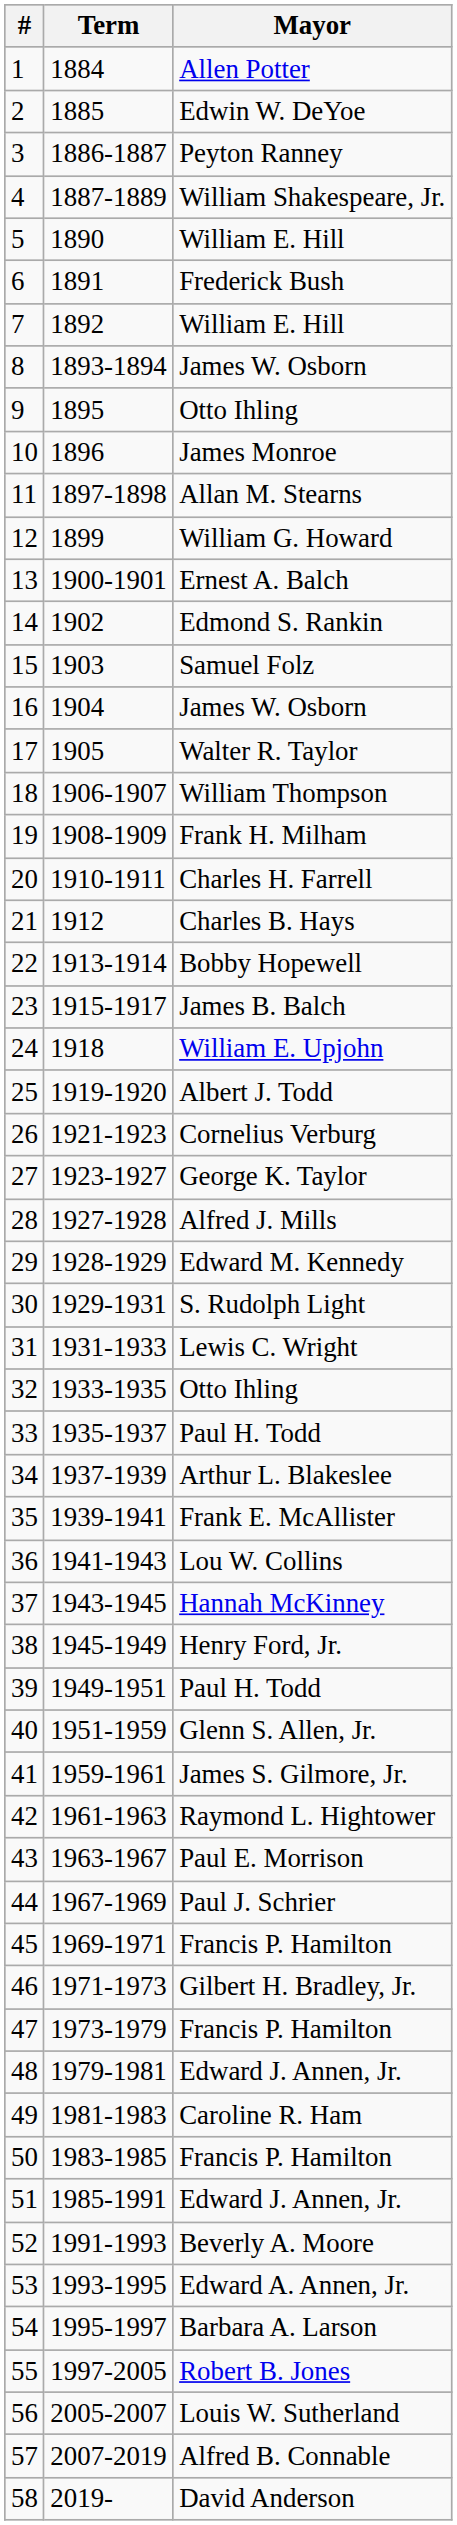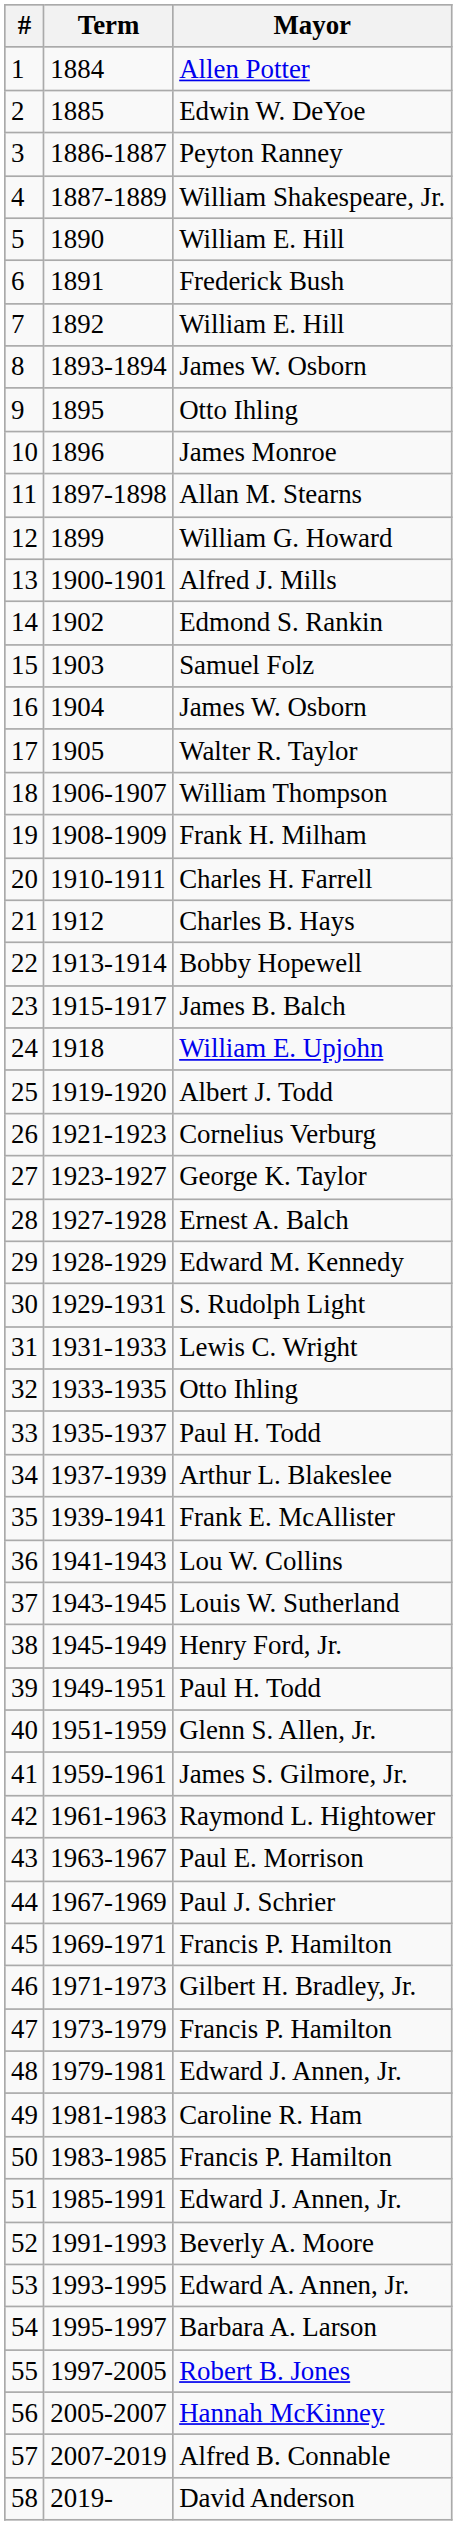(264, 580) Ernest A. Balch -> (258, 580) Alfred J. Mills
(258, 1219) Alfred J. Mills -> (264, 1219) Ernest A. Balch
(282, 1603) Hannah McKinney -> (289, 1603) Louis W. Sutherland
(289, 2413) Louis W. Sutherland -> (282, 2413) Hannah McKinney
